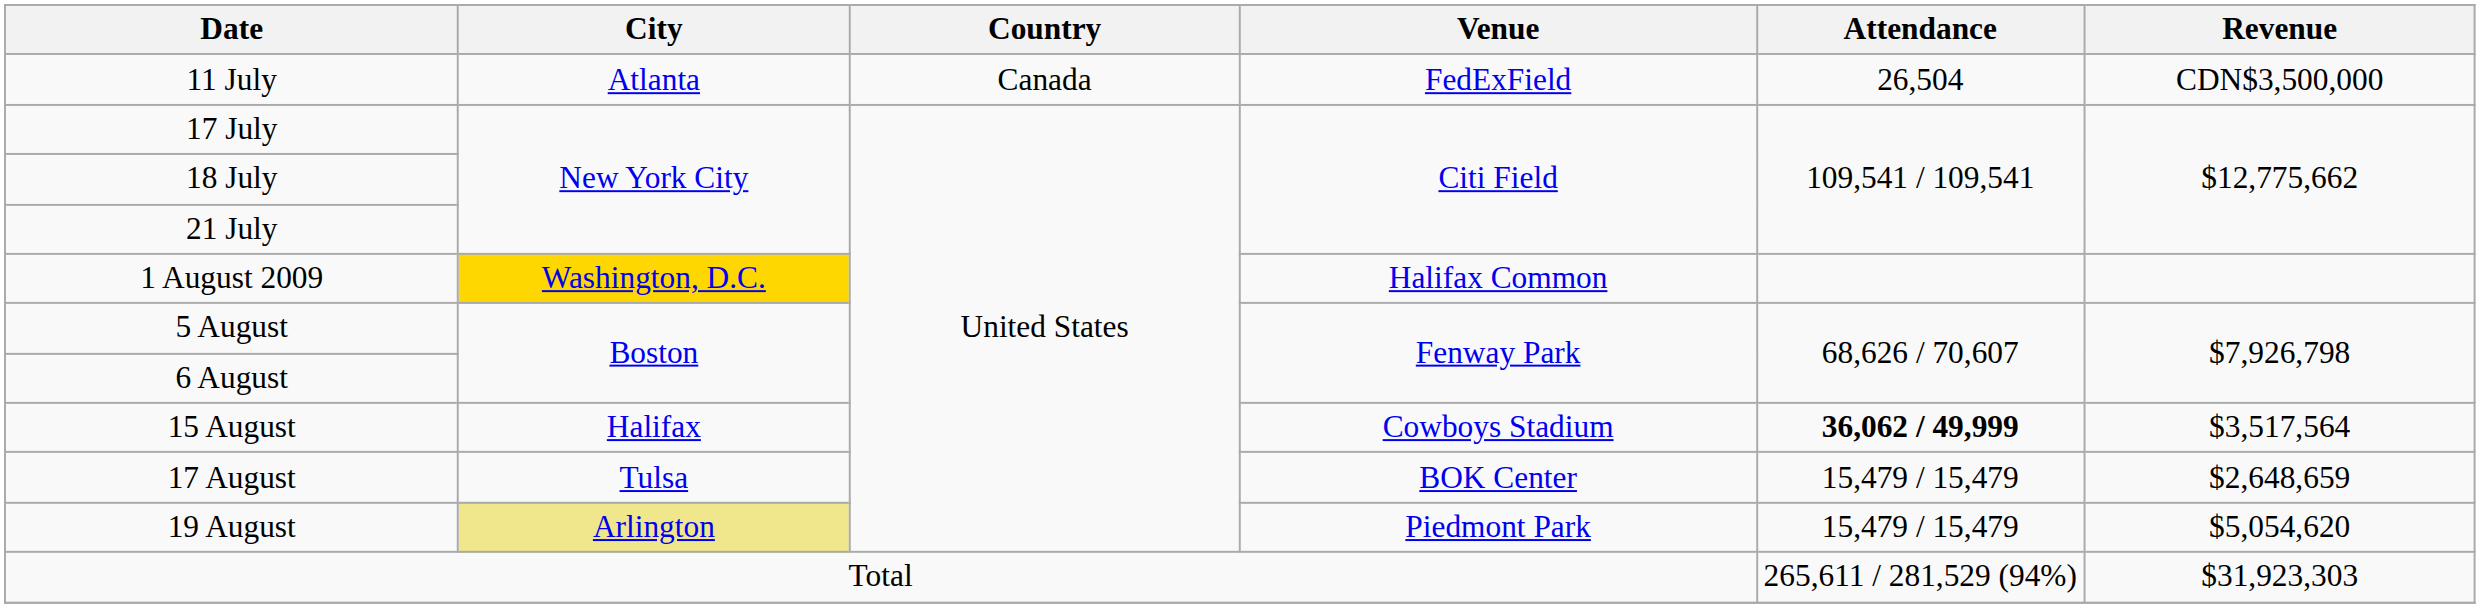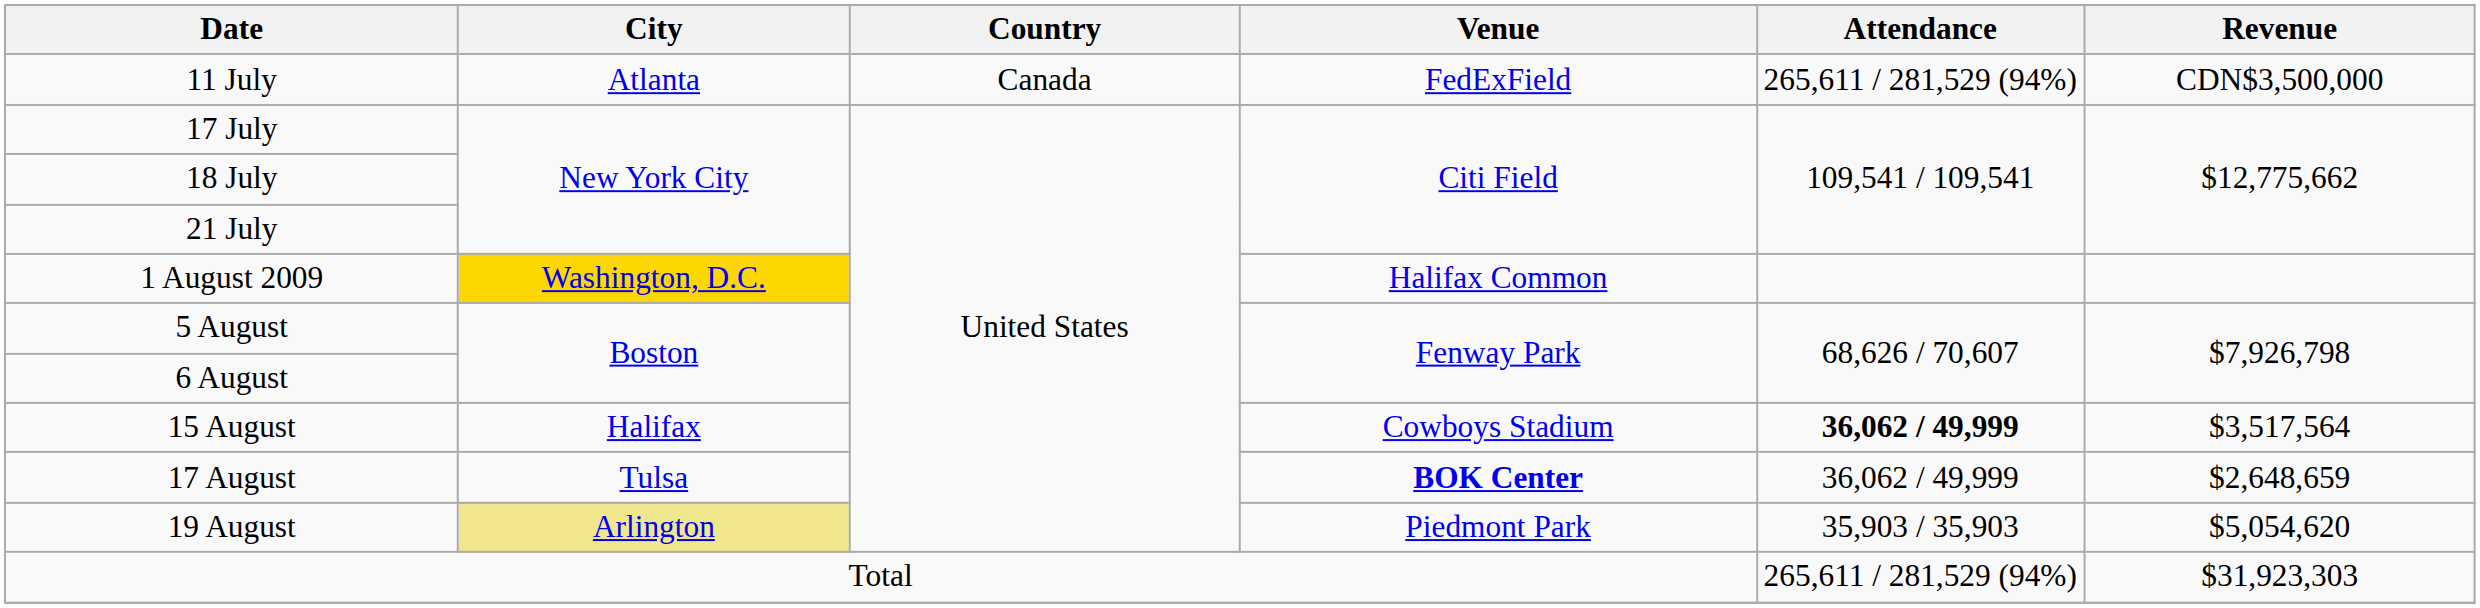(1920, 79) 26,504 -> (1920, 79) 265,611 / 281,529 (94%)
(1498, 476) normal -> (1498, 476) bold
(1920, 476) 15,479 / 15,479 -> (1920, 476) 36,062 / 49,999
(1920, 526) 15,479 / 15,479 -> (1920, 526) 35,903 / 35,903
